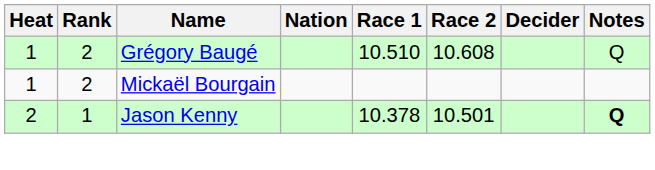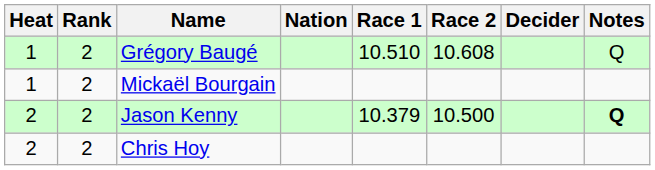(87, 116) 1 -> (87, 116) 2
(389, 116) 10.378 -> (389, 116) 10.379
(464, 116) 10.501 -> (464, 116) 10.500
+ row: (165, 148)
